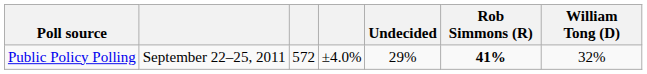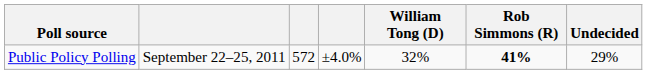columns swapped: (592, 24) <-> (403, 33)
